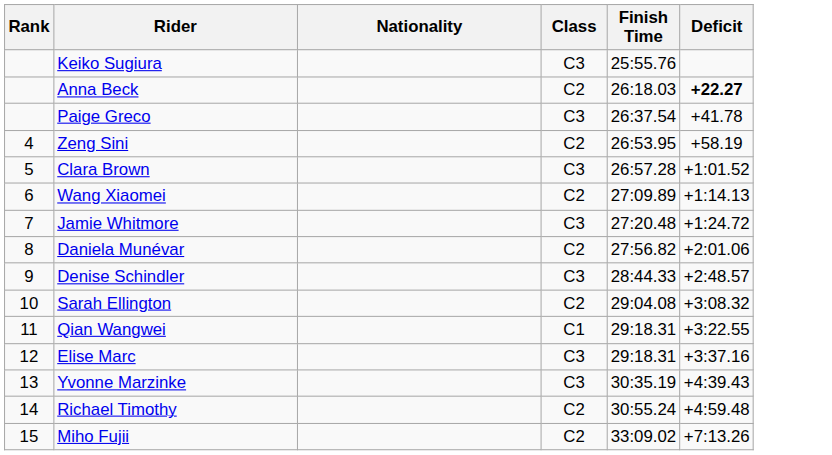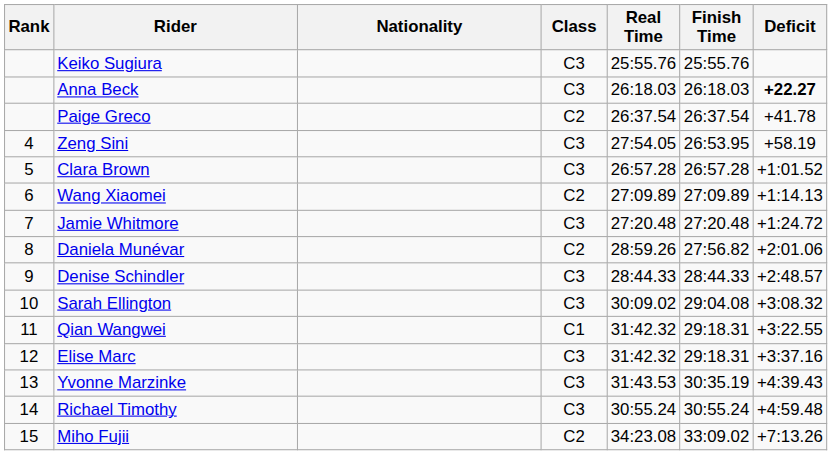+ column: (643, 27)
(574, 90) C2 -> (574, 90) C3
(574, 116) C3 -> (574, 116) C2
(574, 143) C2 -> (574, 143) C3
(574, 303) C2 -> (574, 303) C3
(574, 409) C2 -> (574, 409) C3
